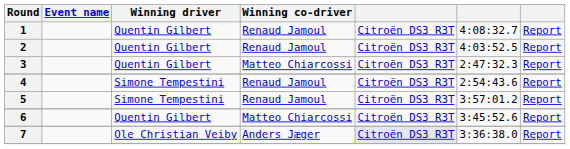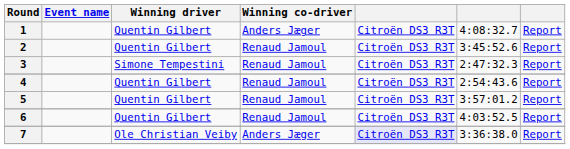(284, 31) Renaud Jamoul -> (281, 31) Anders Jæger
(489, 48) 4:03:52.5 -> (489, 48) 3:45:52.6
(163, 65) Quentin Gilbert -> (169, 65) Simone Tempestini
(297, 65) Matteo Chiarcossi -> (284, 65) Renaud Jamoul
(169, 83) Simone Tempestini -> (163, 83) Quentin Gilbert
(169, 100) Simone Tempestini -> (163, 100) Quentin Gilbert
(297, 118) Matteo Chiarcossi -> (284, 118) Renaud Jamoul
(489, 118) 3:45:52.6 -> (489, 118) 4:03:52.5
